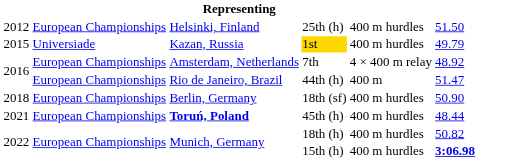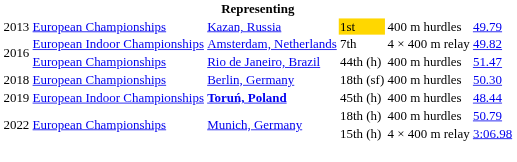- row: (323, 26)
(16, 44) 2015 -> (16, 26) 2013
(64, 44) Universiade -> (99, 26) European Championships
(99, 62) European Championships -> (118, 44) European Indoor Championships
(450, 62) 48.92 -> (487, 44) 49.82
(366, 80) 400 m -> (425, 62) 400 m hurdles
(450, 97) 50.90 -> (487, 80) 50.30
(16, 115) 2021 -> (16, 97) 2019
(99, 115) European Championships -> (118, 97) European Indoor Championships
(450, 133) 50.82 -> (487, 115) 50.79
(387, 151) 400 m hurdles -> (429, 133) 4 × 400 m relay
(455, 151) bold -> (493, 133) normal
